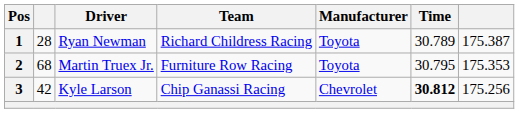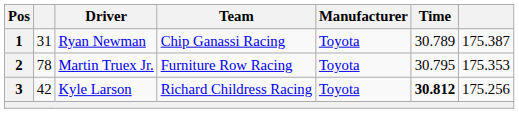(44, 41) 28 -> (44, 41) 31
(236, 41) Richard Childress Racing -> (223, 41) Chip Ganassi Racing
(44, 65) 68 -> (44, 65) 78
(223, 89) Chip Ganassi Racing -> (236, 89) Richard Childress Racing
(348, 89) Chevrolet -> (339, 89) Toyota
